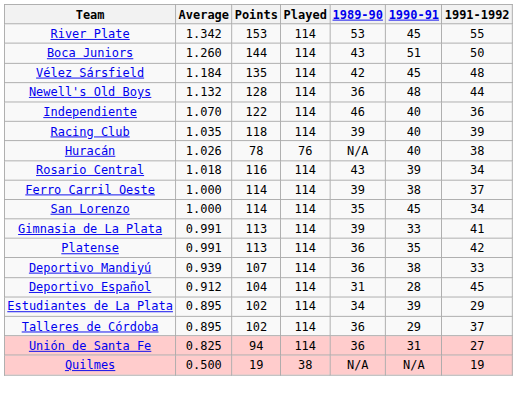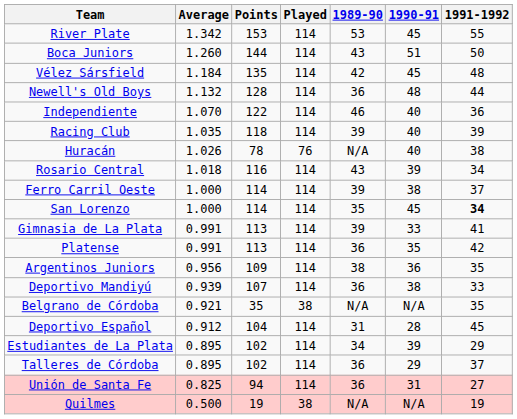(477, 209) normal -> (477, 209) bold
+ row: (90, 268)
+ row: (90, 307)
